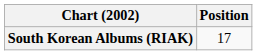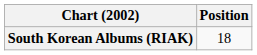(224, 38) 17 -> (224, 38) 18
